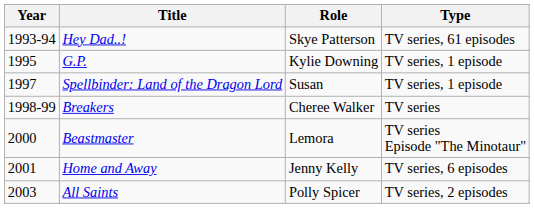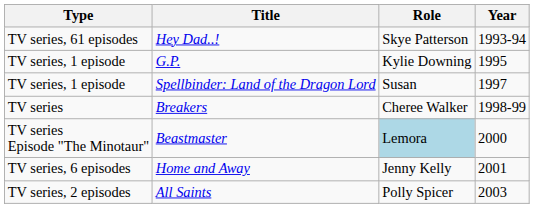columns swapped: (32, 15) <-> (455, 15)
(311, 138) no background -> (405, 138) lightblue background
